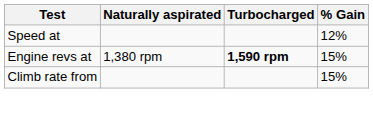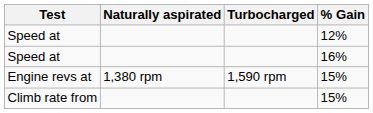+ row: (34, 56)
(258, 56) bold -> (257, 77) normal
